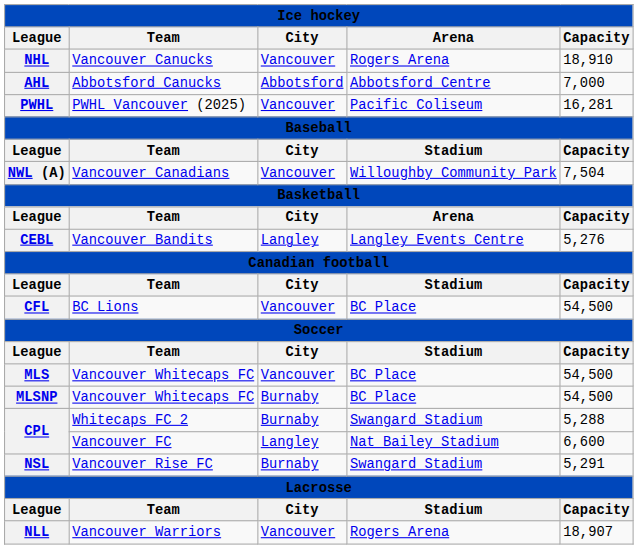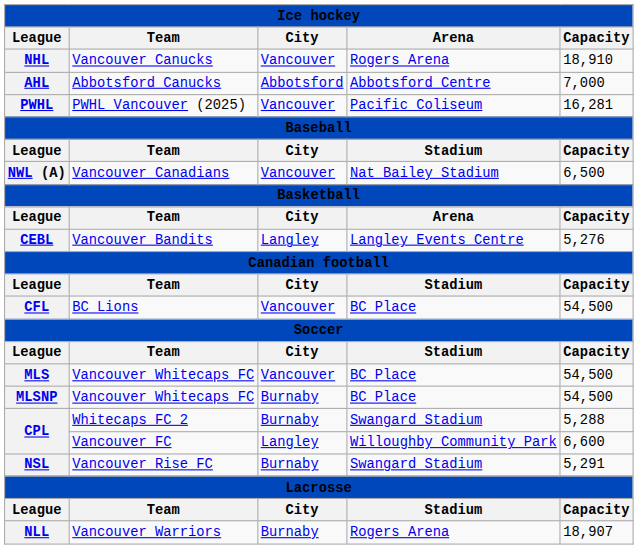(453, 173) Willoughby Community Park -> (424, 173) Nat Bailey Stadium
(584, 173) 7,504 -> (584, 173) 6,500
(424, 442) Nat Bailey Stadium -> (453, 442) Willoughby Community Park
(298, 532) Vancouver -> (290, 532) Burnaby
